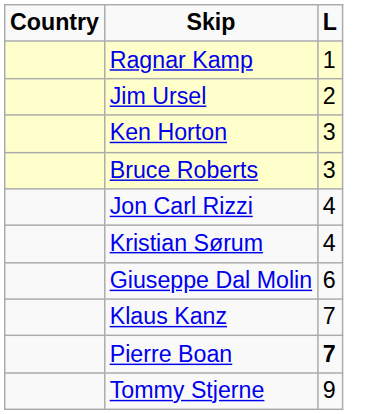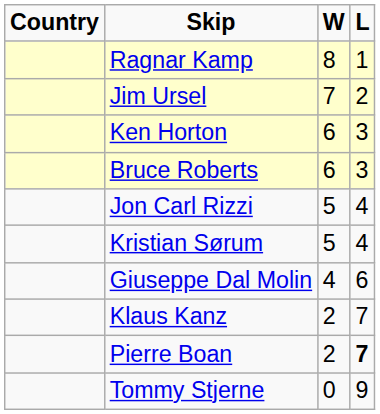+ column: (334, 22)
